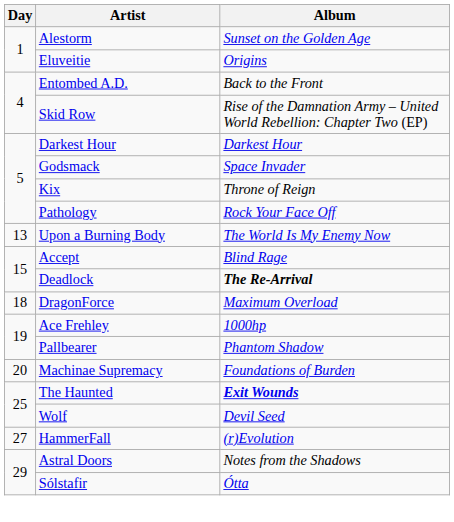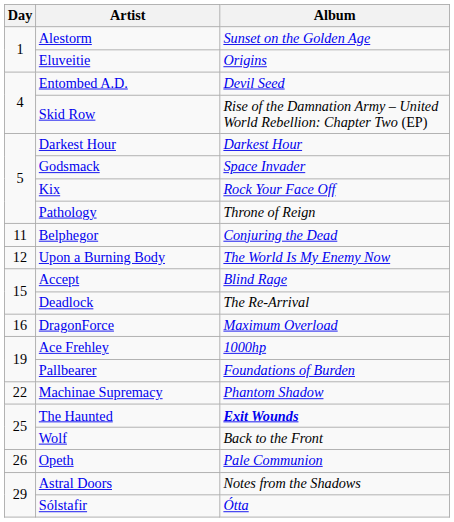(273, 83) Back to the Front -> (254, 83) Devil Seed
(269, 189) Throne of Reign -> (279, 189) Rock Your Face Off
(279, 212) Rock Your Face Off -> (269, 212) Throne of Reign
+ row: (68, 235)
(20, 235) 13 -> (20, 257) 12
(268, 280) bold -> (266, 302) normal
(20, 302) 18 -> (20, 325) 16
(273, 347) Phantom Shadow -> (289, 370) Foundations of Burden
(20, 370) 20 -> (20, 393) 22
(289, 370) Foundations of Burden -> (273, 393) Phantom Shadow
(254, 415) Devil Seed -> (273, 438) Back to the Front
+ row: (56, 460)
- row: (75, 438)
